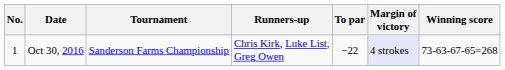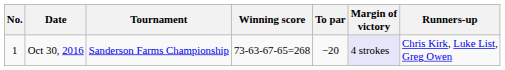columns swapped: (460, 19) <-> (282, 19)
(350, 50) −22 -> (330, 50) −20
